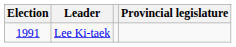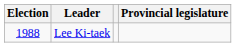(28, 32) 1991 -> (28, 32) 1988
